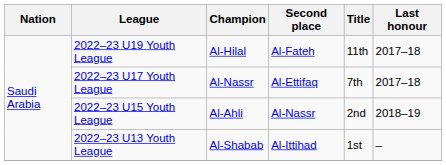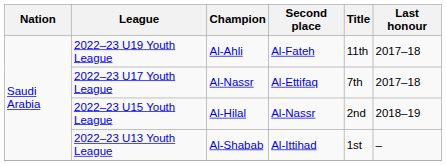(228, 51) Al-Hilal -> (226, 51) Al-Ahli
(226, 113) Al-Ahli -> (228, 113) Al-Hilal
